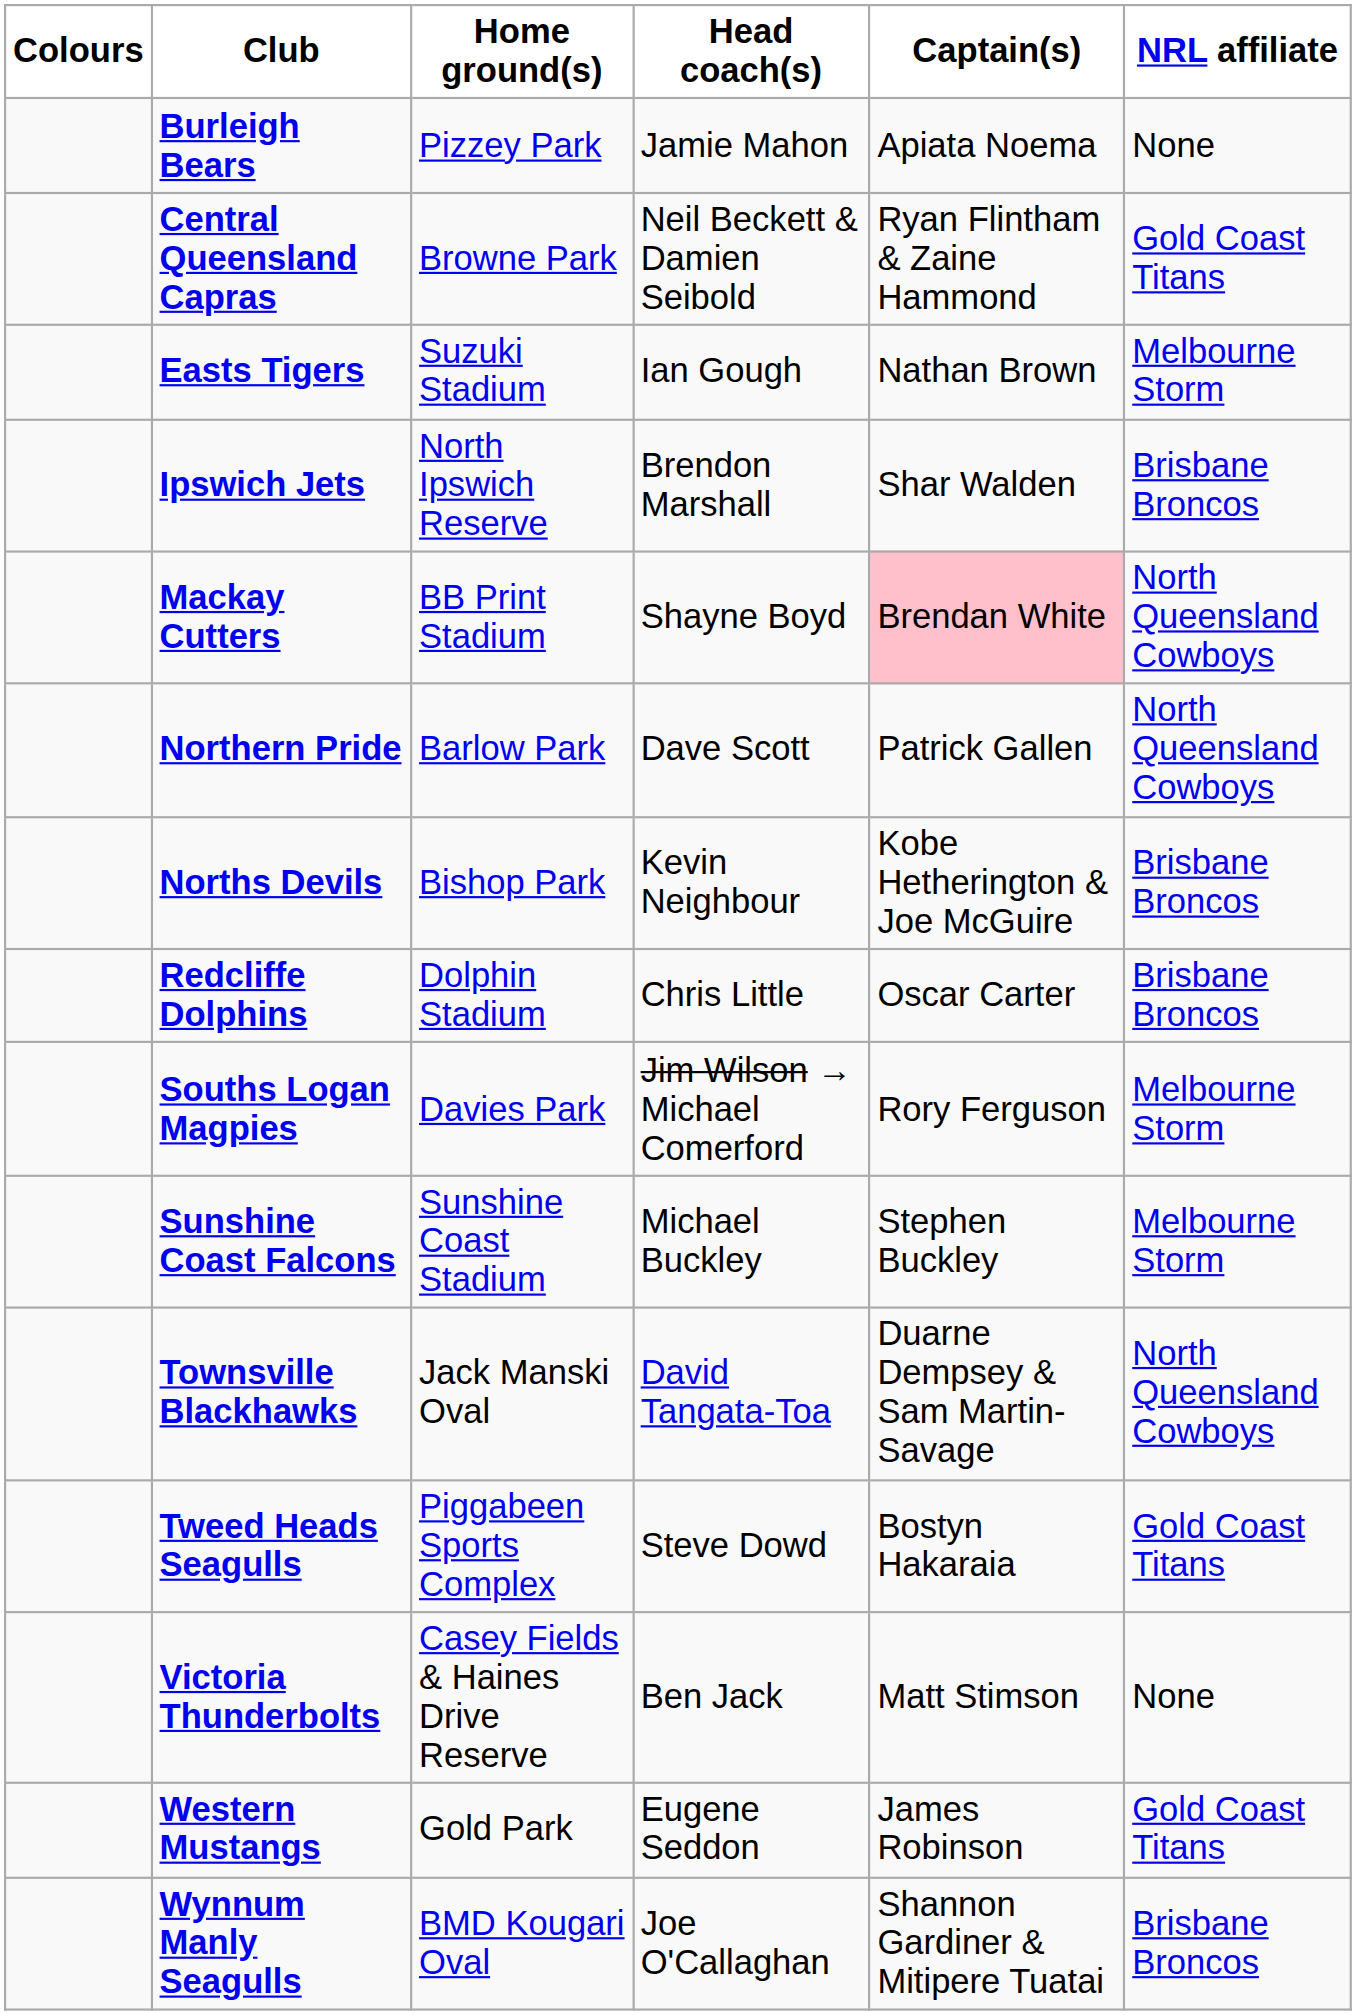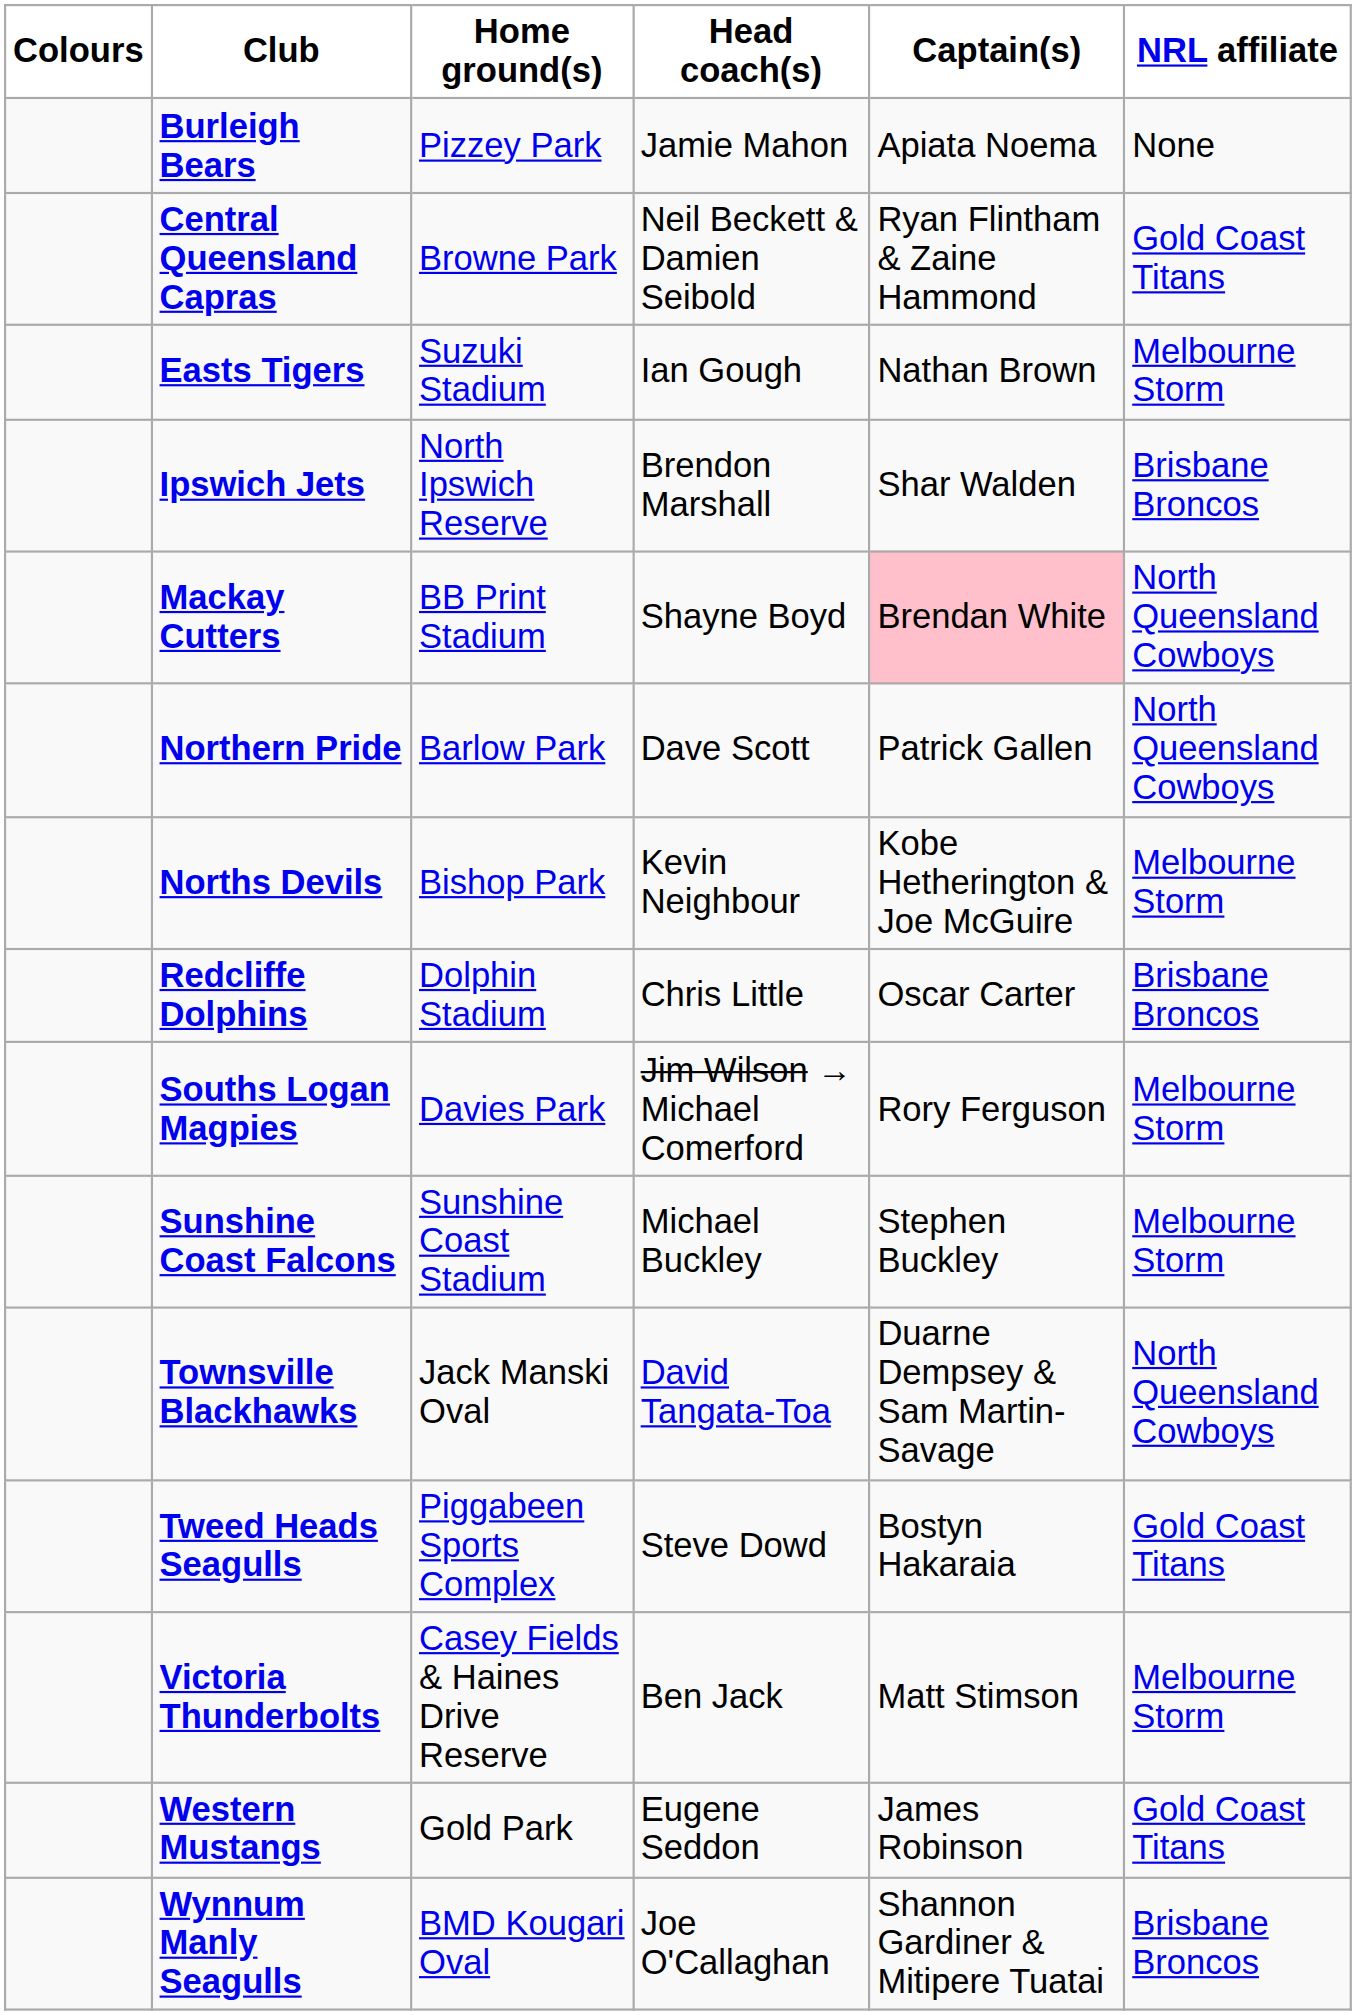(1200, 882) Brisbane Broncos -> (1214, 882) Melbourne Storm
(1174, 1696) None -> (1214, 1696) Melbourne Storm
